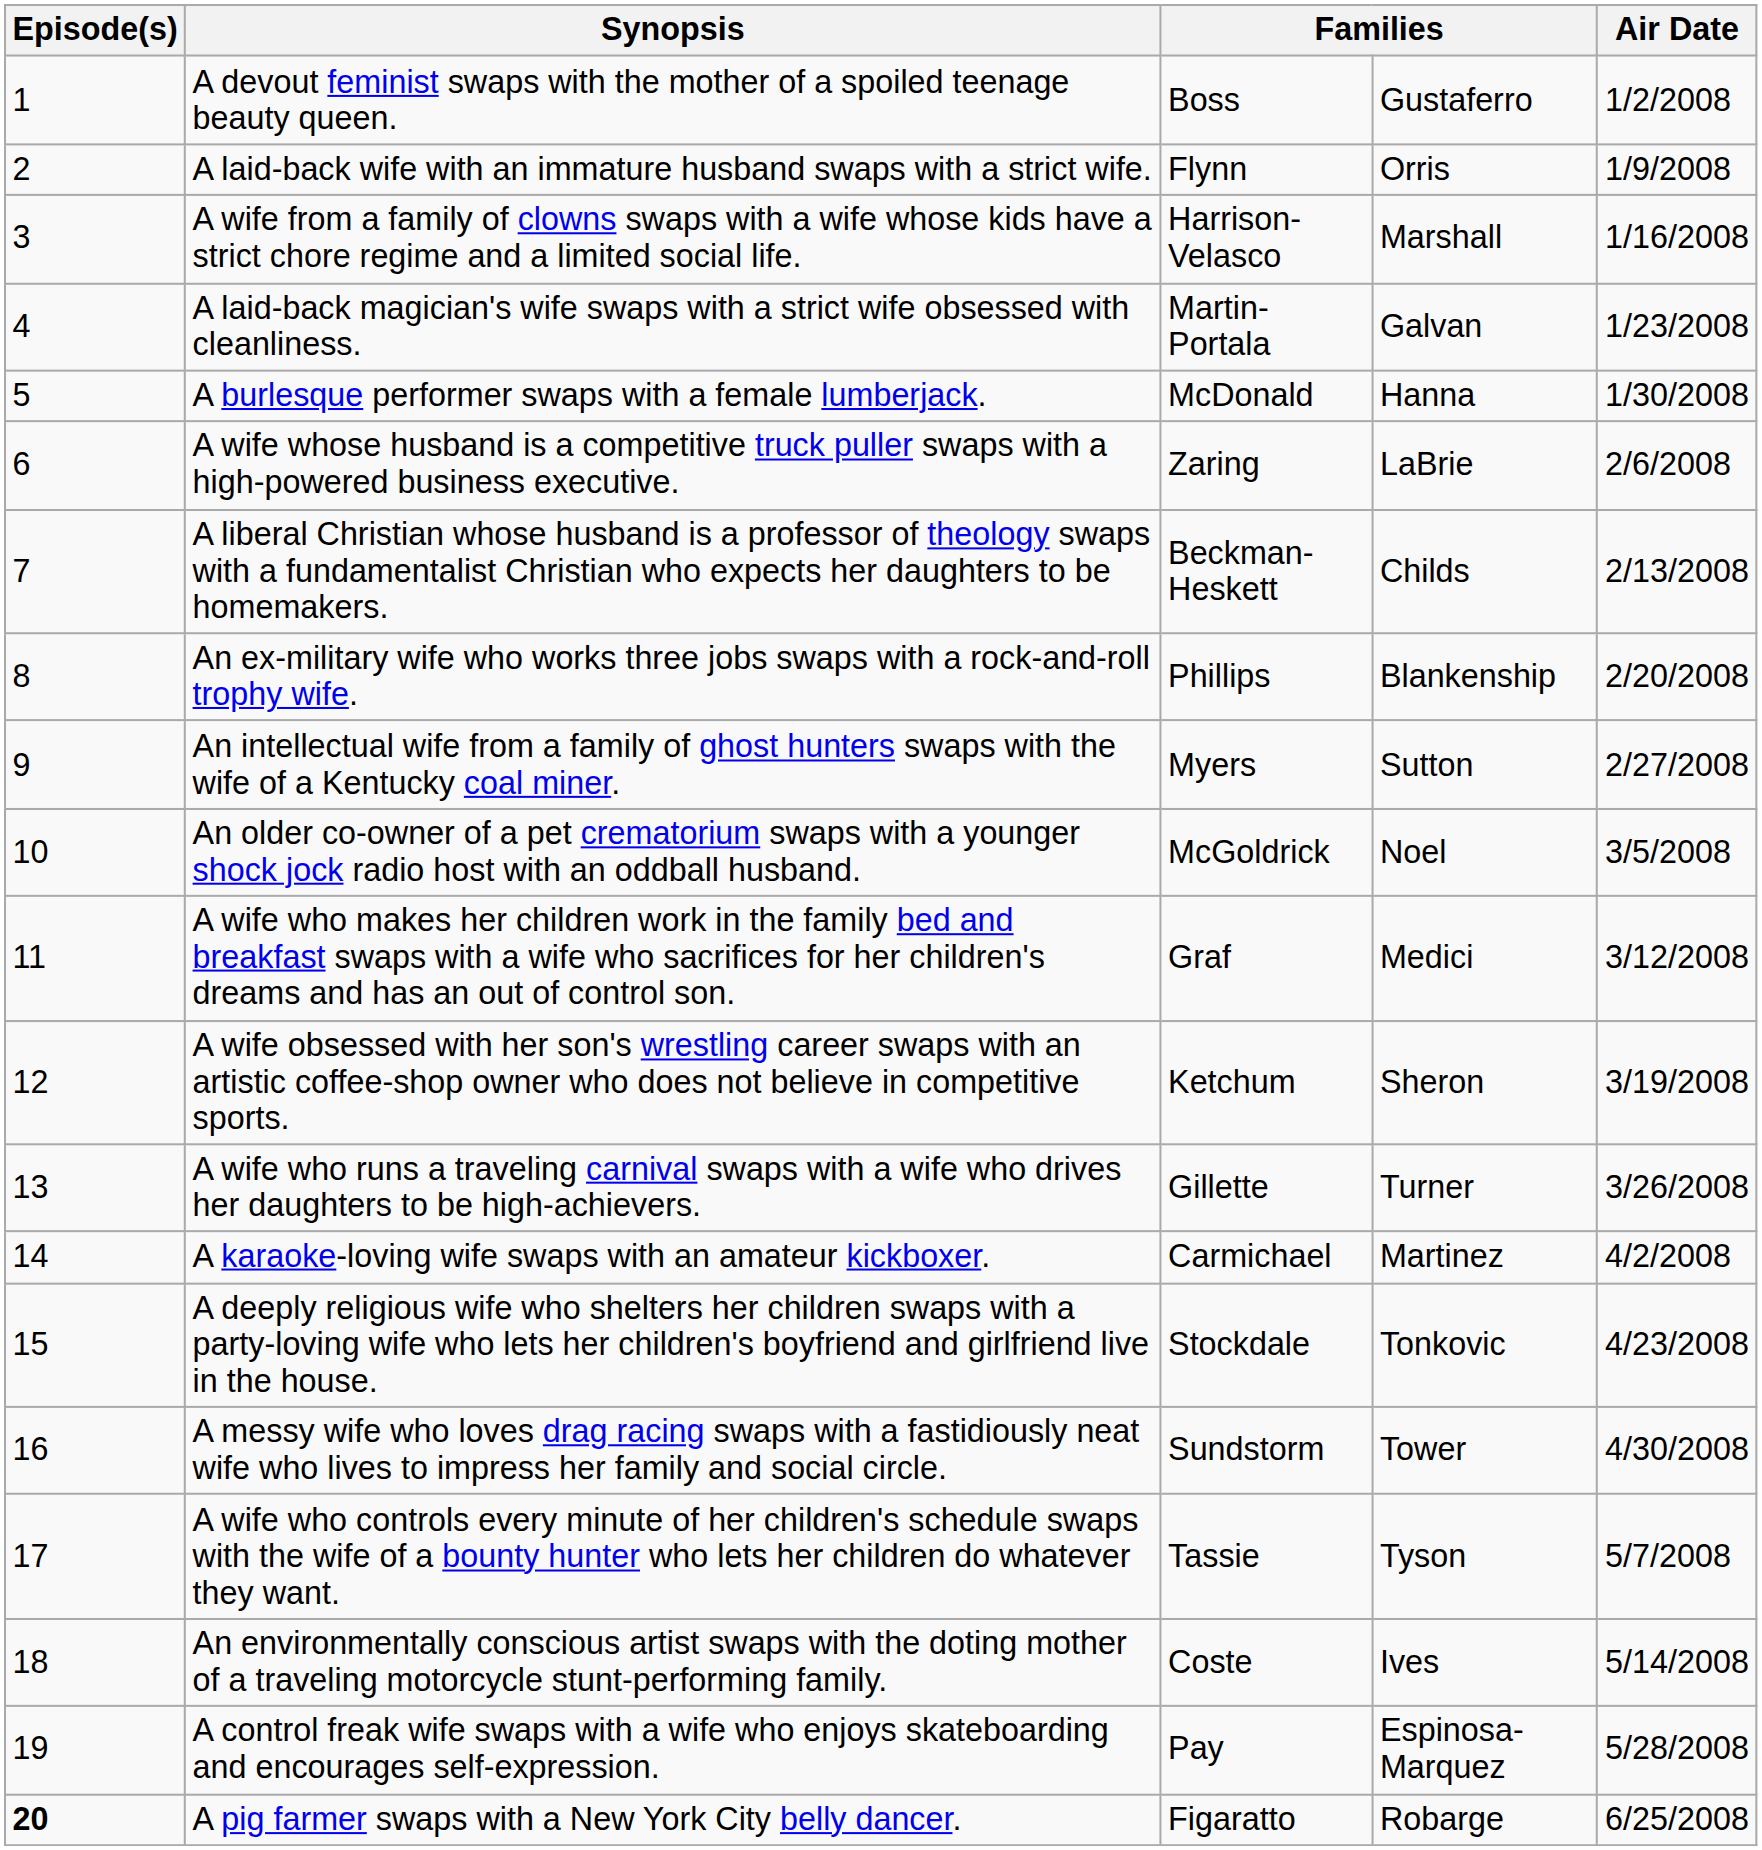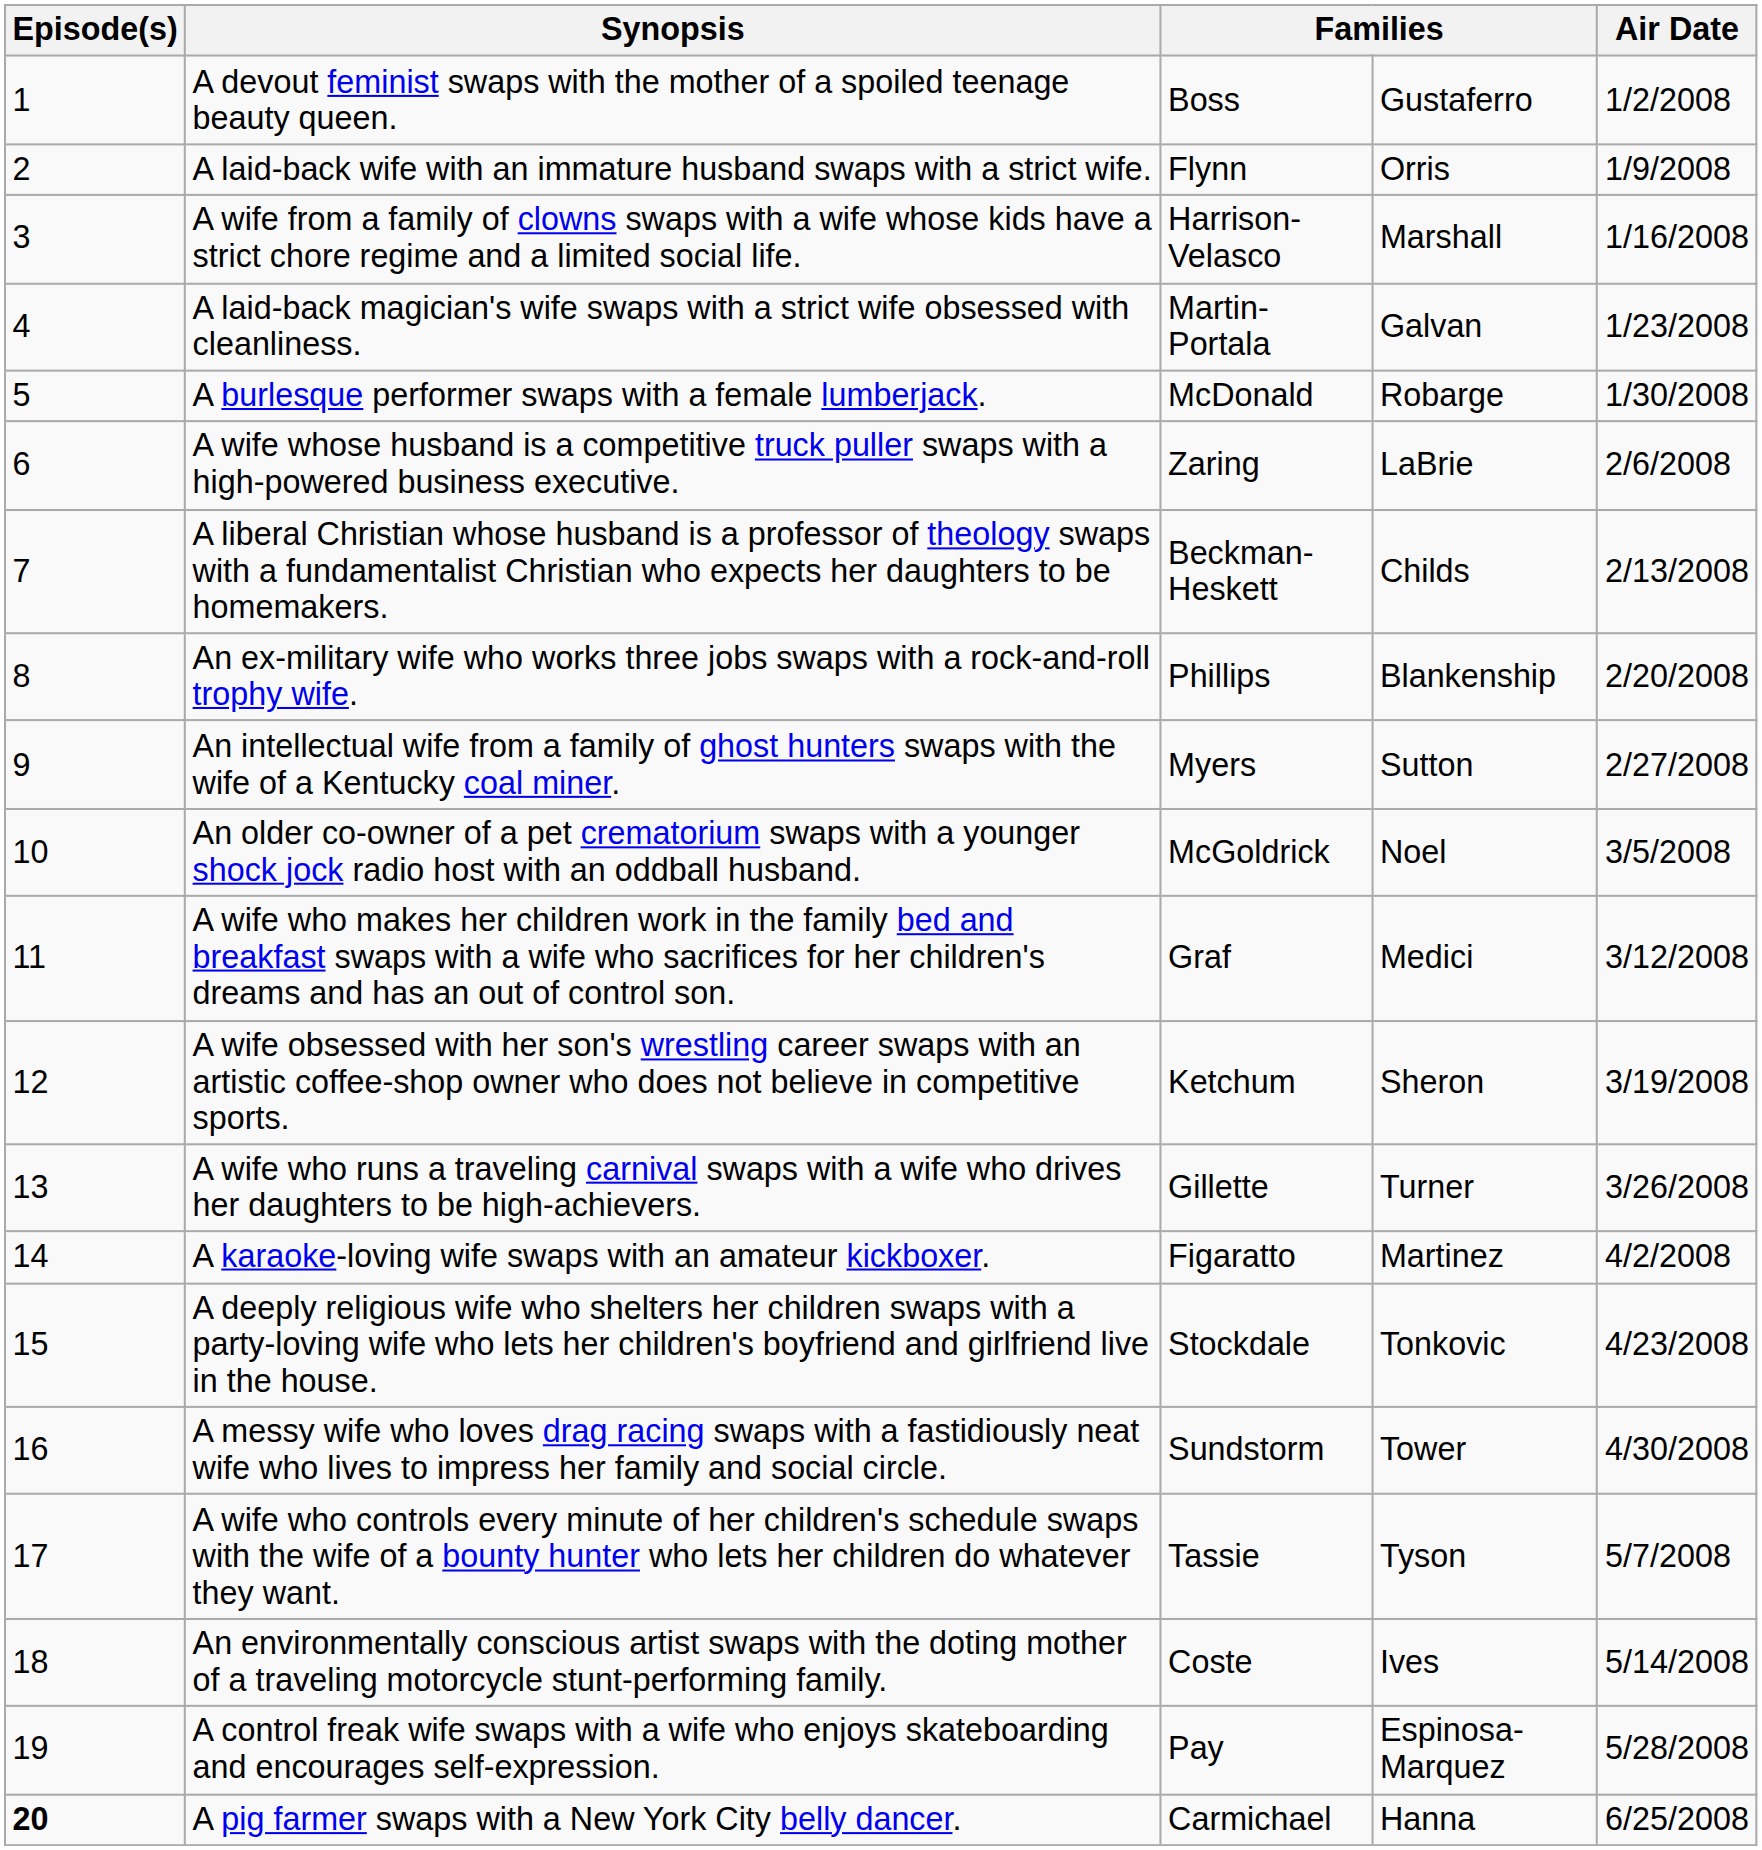(1428, 395) Hanna -> (1442, 395) Robarge
(1250, 1256) Carmichael -> (1232, 1256) Figaratto
(1232, 1818) Figaratto -> (1250, 1818) Carmichael
(1442, 1818) Robarge -> (1428, 1818) Hanna
